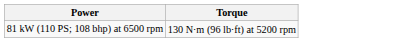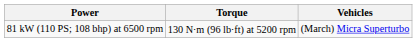+ column: (355, 12)
